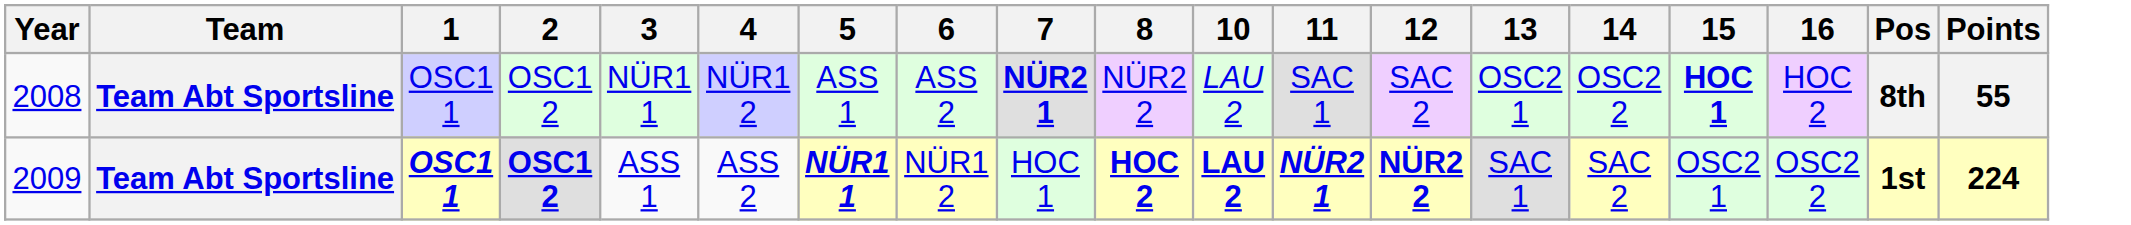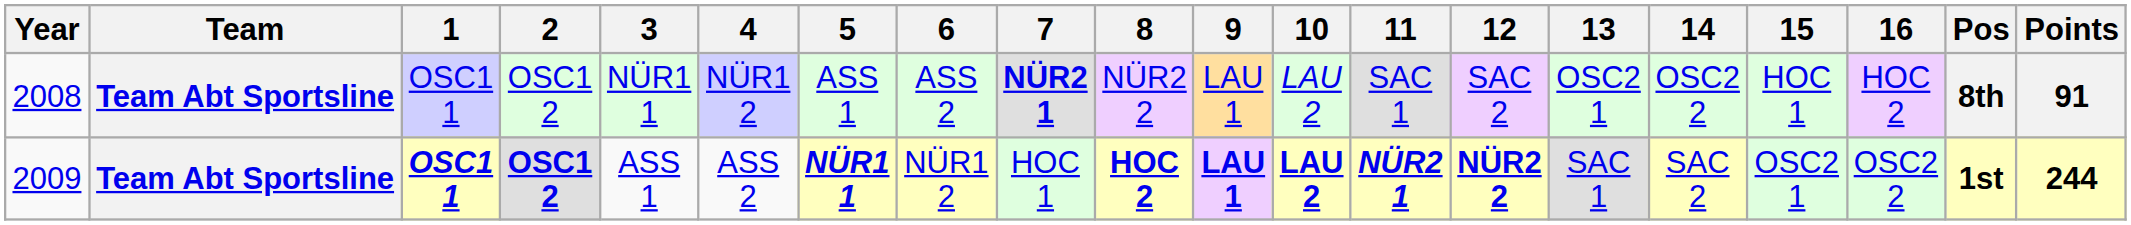+ column: (1233, 29)
(1718, 95) bold -> (1797, 95) normal
(1993, 95) 55 -> (2072, 95) 91
(1993, 178) 224 -> (2072, 178) 244
